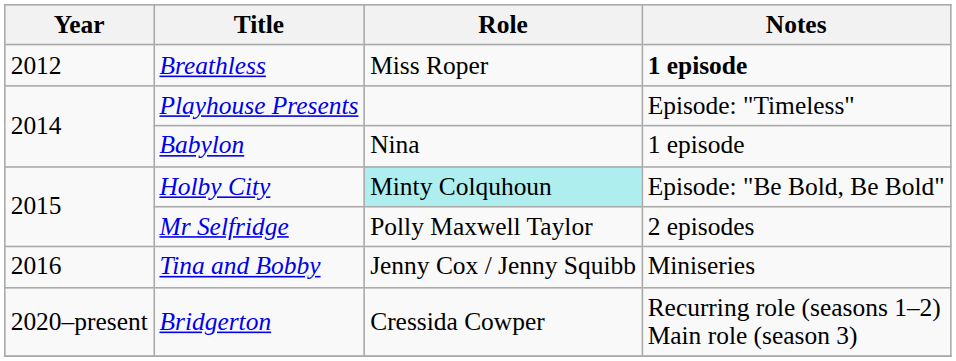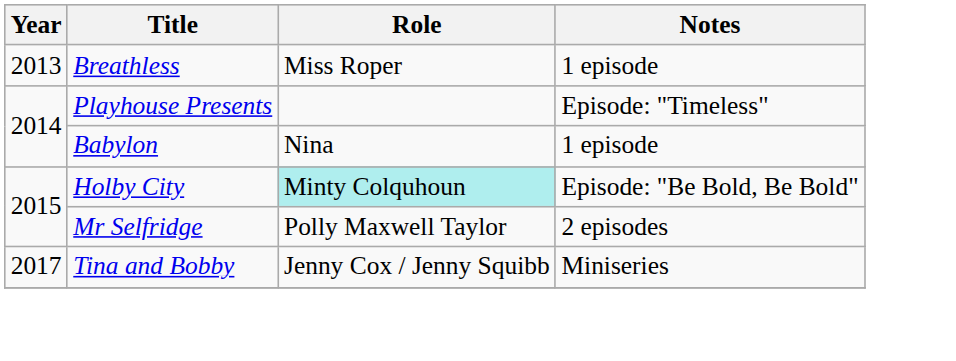(36, 65) 2012 -> (36, 65) 2013
(697, 65) bold -> (610, 65) normal
(36, 266) 2016 -> (36, 266) 2017
- row: (215, 321)
